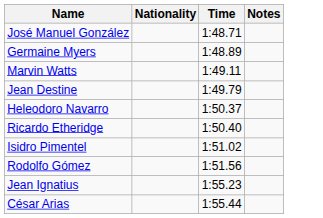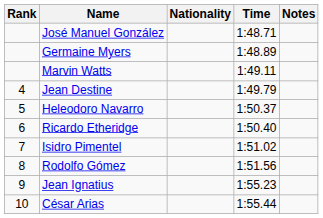+ column: (22, 14)
